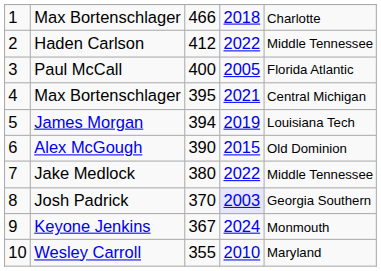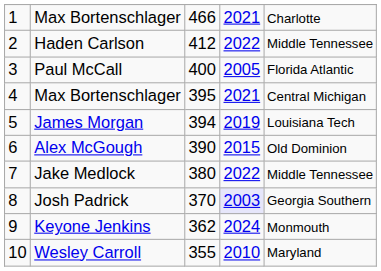(242, 17) 2018 -> (242, 17) 2021
(202, 226) 367 -> (202, 226) 362
